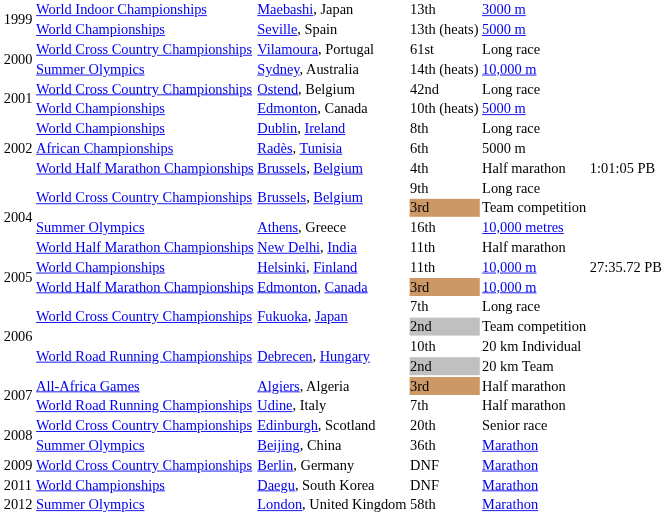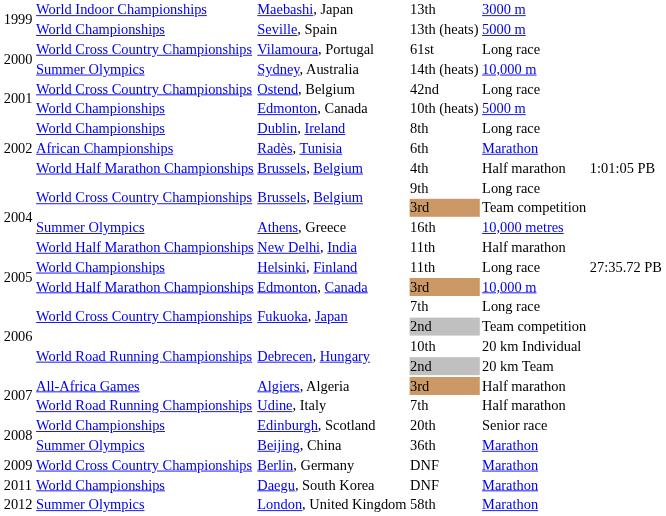(504, 148) 5000 m -> (510, 148) Marathon
(509, 267) 10,000 m -> (511, 267) Long race
(144, 425) World Cross Country Championships -> (101, 425) World Championships
